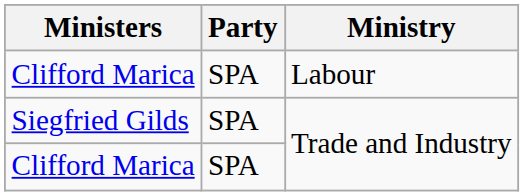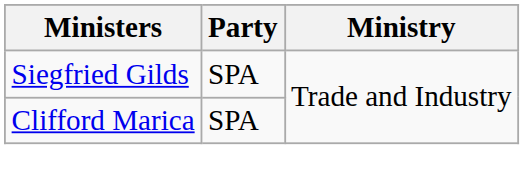- row: (103, 73)
